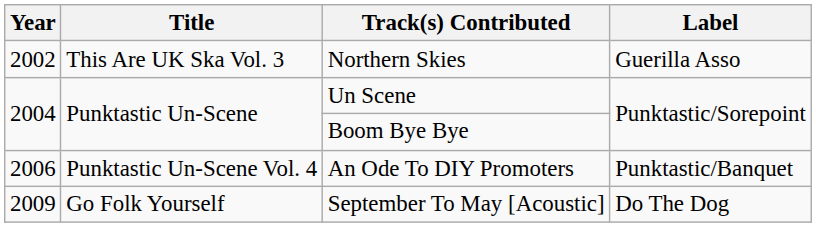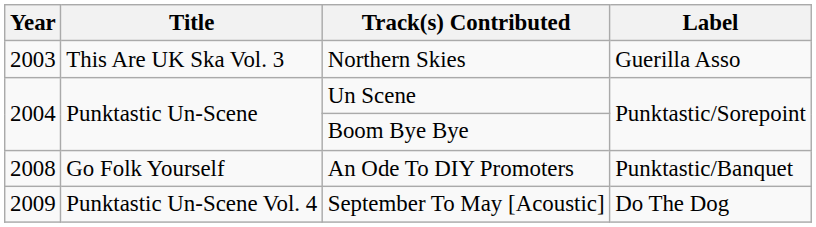(33, 58) 2002 -> (33, 58) 2003
(33, 167) 2006 -> (33, 167) 2008
(192, 167) Punktastic Un-Scene Vol. 4 -> (145, 167) Go Folk Yourself
(145, 204) Go Folk Yourself -> (192, 204) Punktastic Un-Scene Vol. 4
